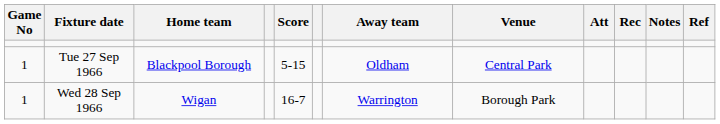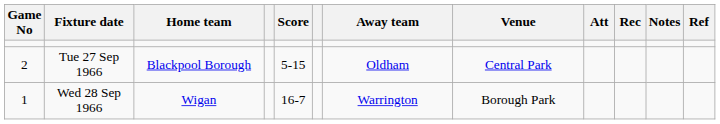(24, 64) 1 -> (24, 64) 2
